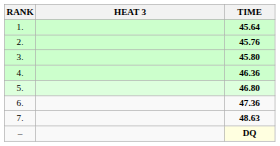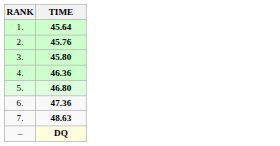- column: (130, 12)
